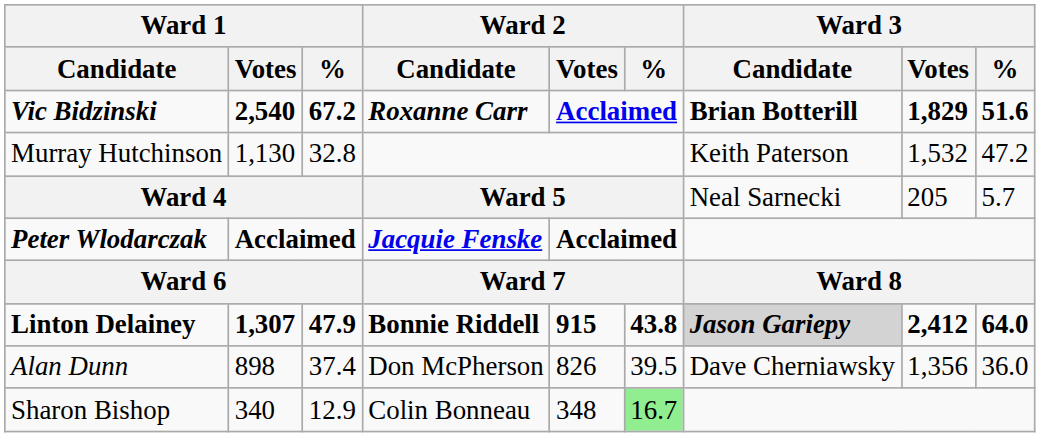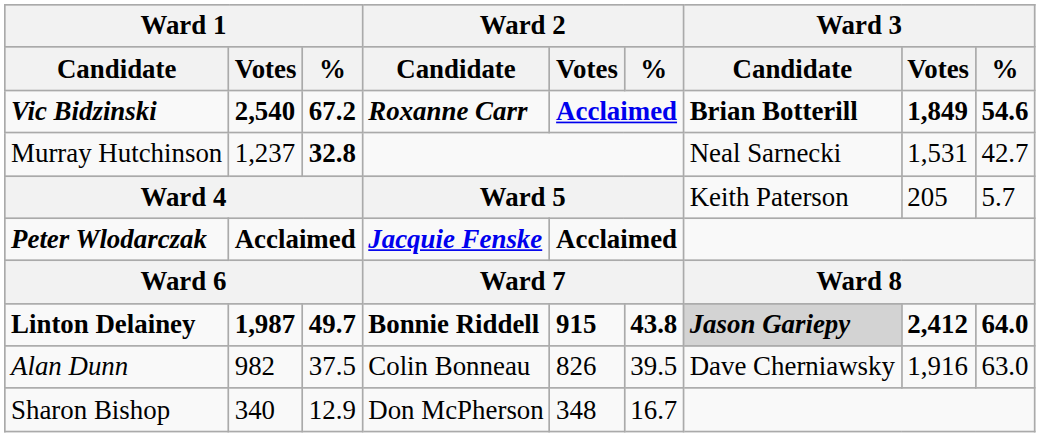(938, 111) 1,829 -> (938, 111) 1,849
(1005, 111) 51.6 -> (1005, 111) 54.6
(265, 153) 1,130 -> (265, 153) 1,237
(332, 153) normal -> (332, 153) bold
(769, 153) Keith Paterson -> (765, 153) Neal Sarnecki
(938, 153) 1,532 -> (938, 153) 1,531
(1005, 153) 47.2 -> (1005, 153) 42.7
(765, 196) Neal Sarnecki -> (769, 196) Keith Paterson
(265, 324) 1,307 -> (265, 324) 1,987
(332, 324) 47.9 -> (332, 324) 49.7
(255, 366) 898 -> (255, 366) 982
(332, 366) 37.4 -> (332, 366) 37.5
(456, 366) Don McPherson -> (449, 366) Colin Bonneau
(938, 366) 1,356 -> (938, 366) 1,916
(1005, 366) 36.0 -> (1005, 366) 63.0
(449, 409) Colin Bonneau -> (456, 409) Don McPherson
(654, 409) lightgreen background -> (654, 409) no background
